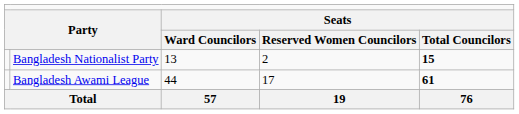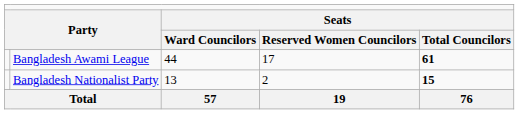rows swapped: (81, 79) <-> (86, 59)
